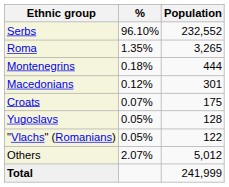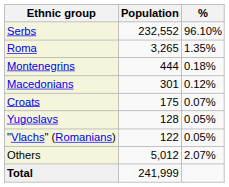columns swapped: (193, 13) <-> (140, 13)
